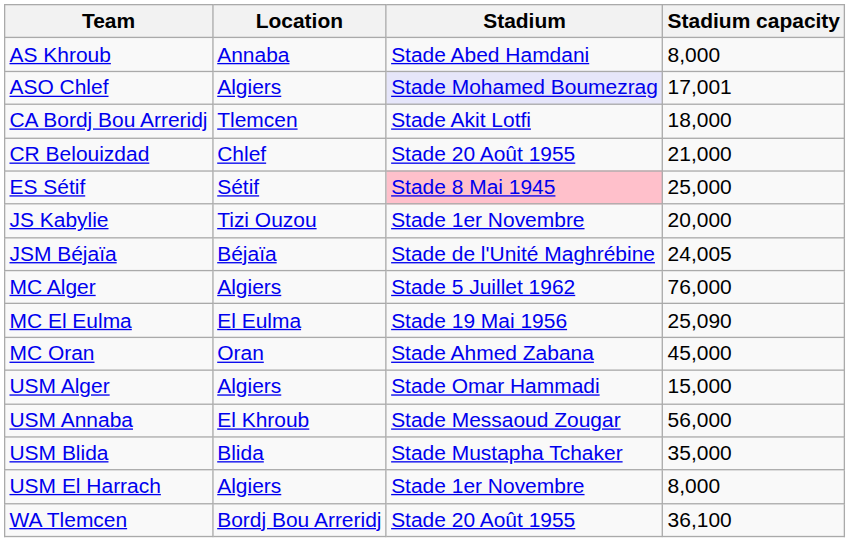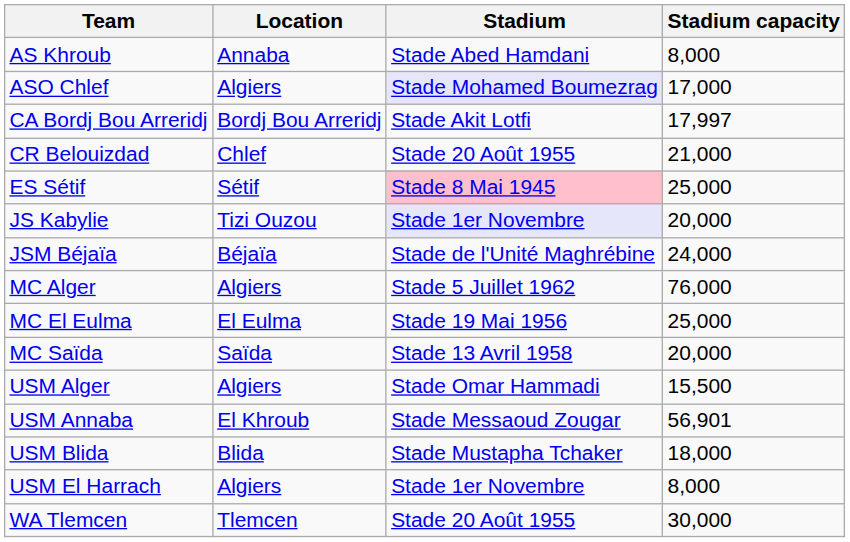(700, 87) 17,001 -> (700, 87) 17,000
(257, 120) Tlemcen -> (299, 120) Bordj Bou Arreridj
(700, 120) 18,000 -> (700, 120) 17,997
(488, 220) no background -> (488, 220) lavender background
(700, 253) 24,005 -> (700, 253) 24,000
(700, 320) 25,090 -> (700, 320) 25,000
- row: (52, 353)
+ row: (56, 353)
(700, 386) 15,000 -> (700, 386) 15,500
(700, 420) 56,000 -> (700, 420) 56,901
(700, 453) 35,000 -> (700, 453) 18,000
(299, 519) Bordj Bou Arreridj -> (257, 519) Tlemcen
(700, 519) 36,100 -> (700, 519) 30,000
